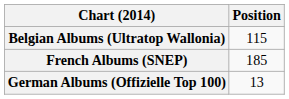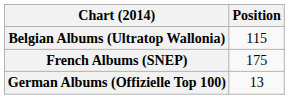(257, 60) 185 -> (257, 60) 175
